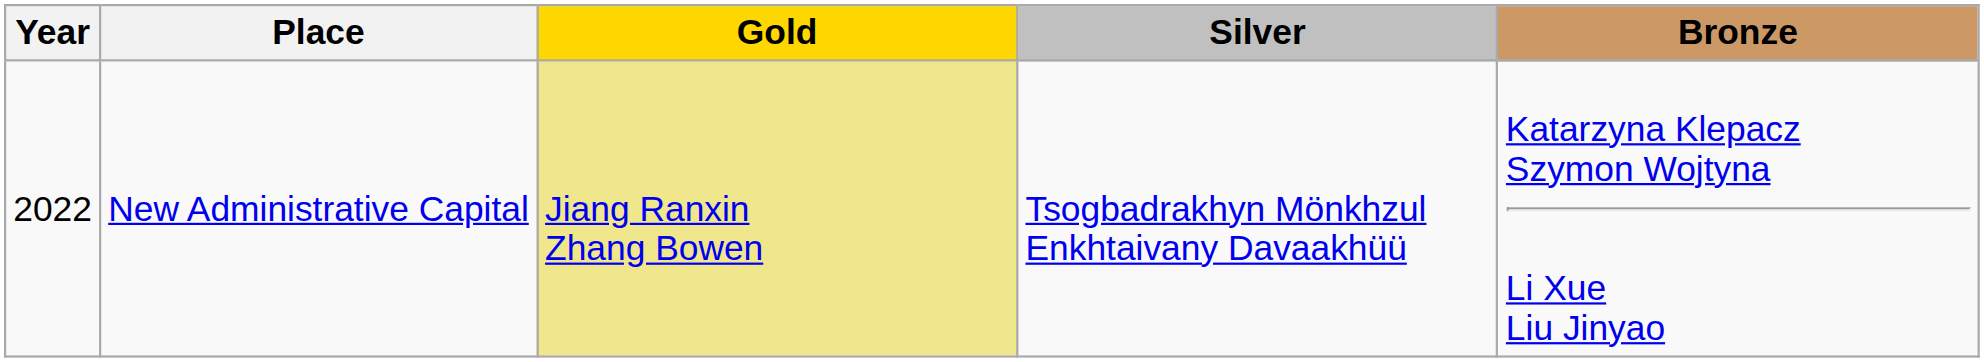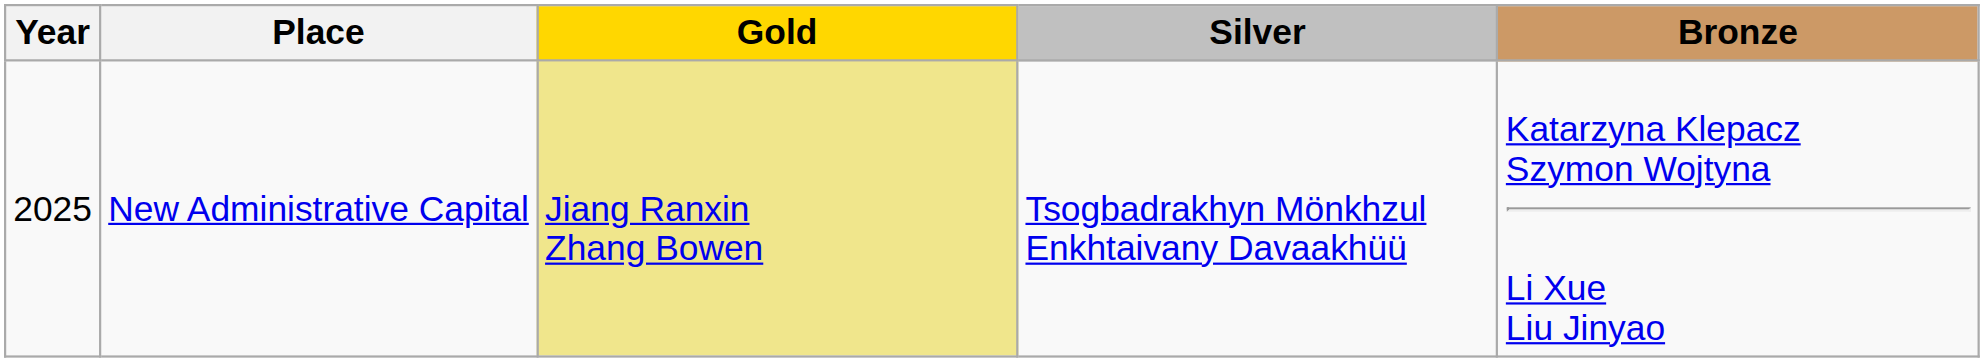(53, 207) 2022 -> (53, 207) 2025
